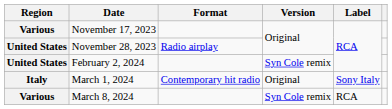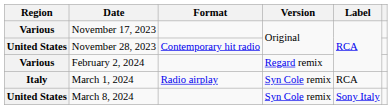(189, 46) Radio airplay -> (210, 46) Contemporary hit radio
(37, 63) United States -> (37, 63) Various
(298, 63) Syn Cole remix -> (294, 63) Regard remix
(210, 79) Contemporary hit radio -> (189, 79) Radio airplay
(282, 79) Original -> (298, 79) Syn Cole remix
(358, 79) Sony Italy -> (347, 79) RCA
(37, 96) Various -> (37, 96) United States
(347, 96) RCA -> (358, 96) Sony Italy
